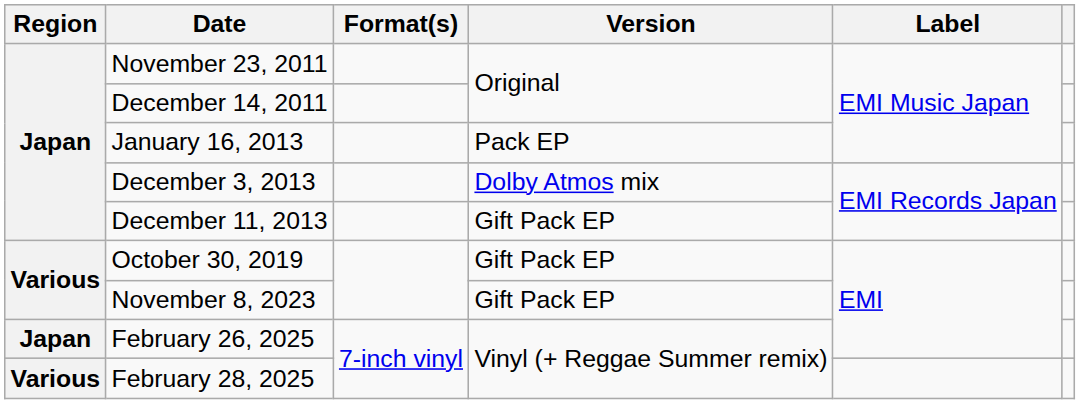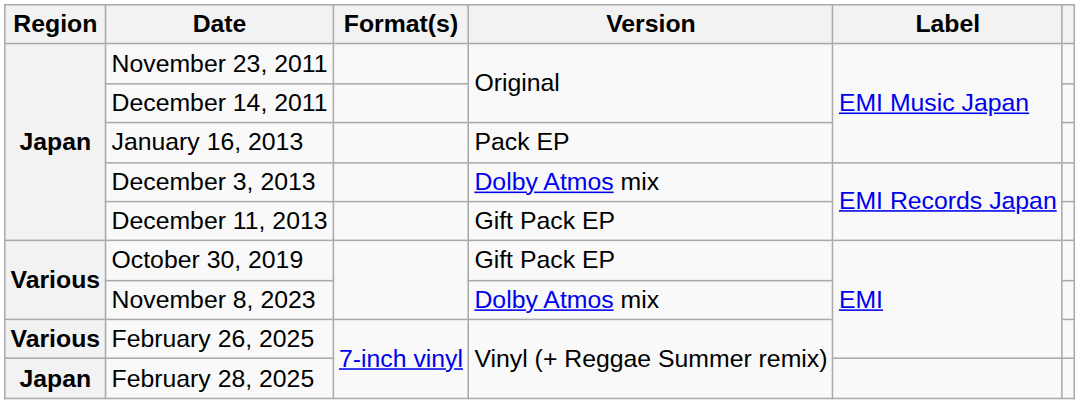(545, 299) Gift Pack EP -> (567, 299) Dolby Atmos mix
(55, 338) Japan -> (55, 338) Various
(55, 378) Various -> (55, 378) Japan
